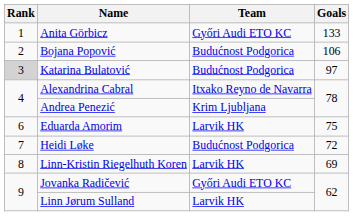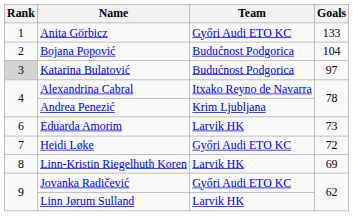(332, 51) 106 -> (332, 51) 104
(332, 126) 75 -> (332, 126) 73
(243, 145) Budućnost Podgorica -> (242, 145) Győri Audi ETO KC
